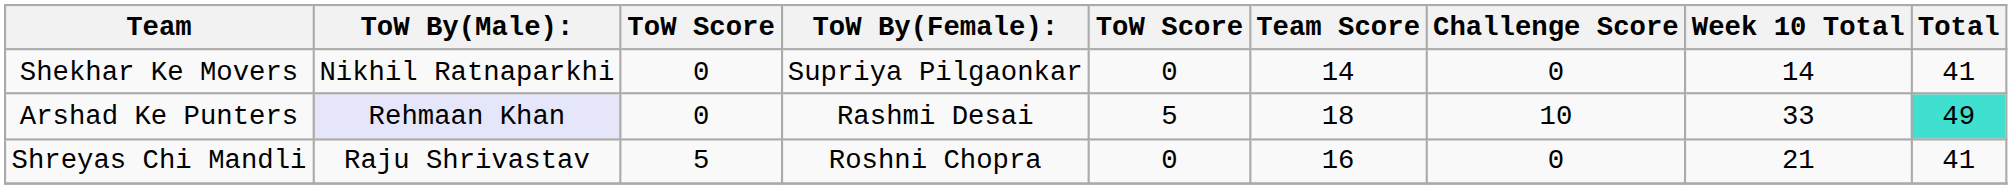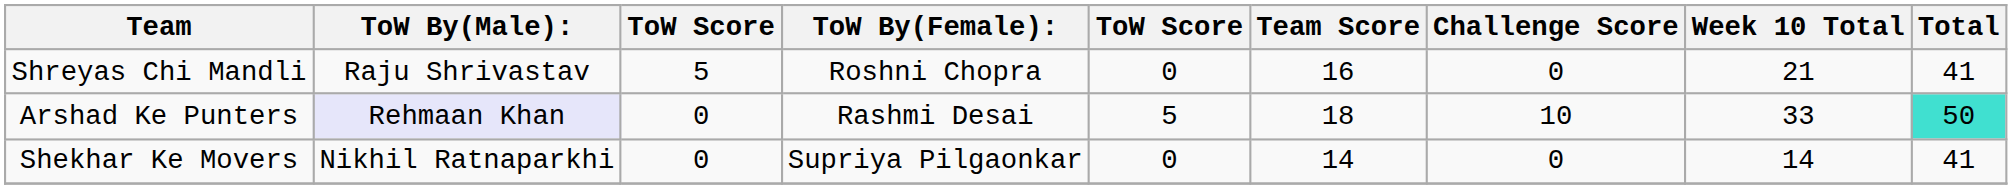rows swapped: (159, 161) <-> (159, 72)
(1959, 116) 49 -> (1959, 116) 50
